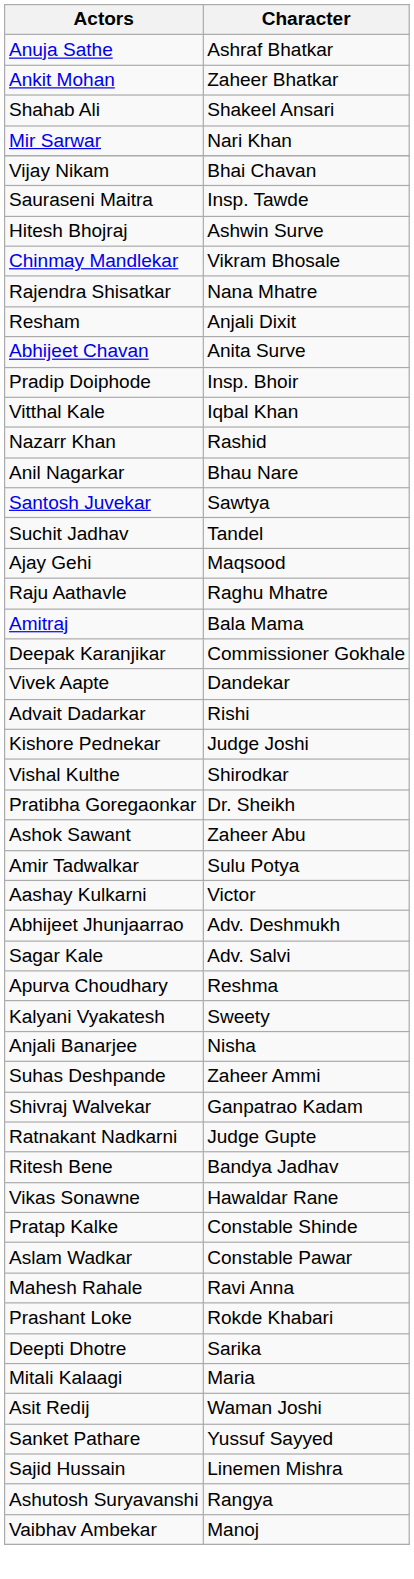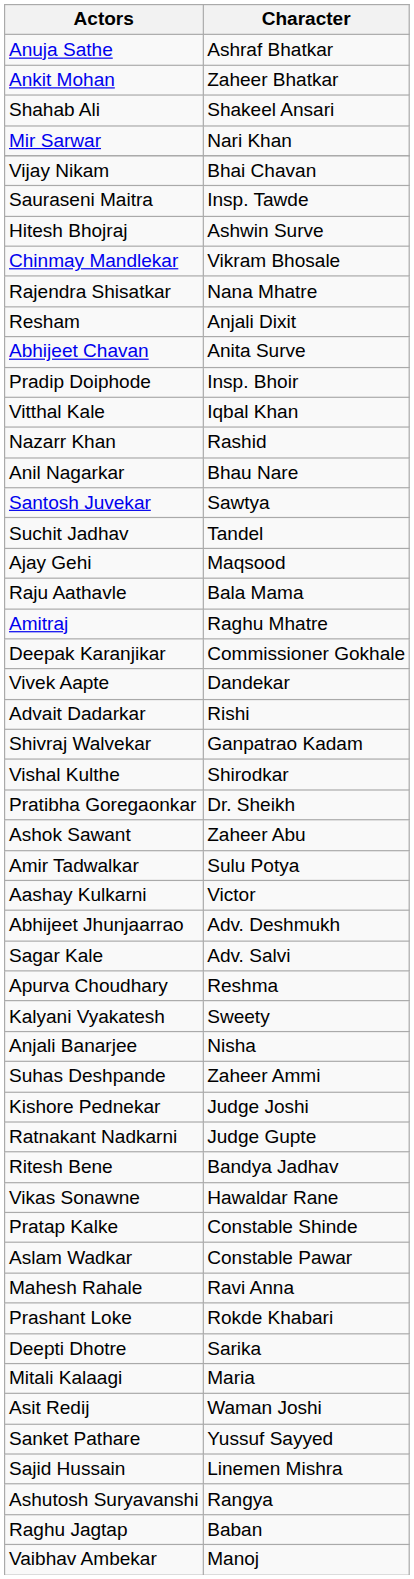(268, 593) Raghu Mhatre -> (255, 593) Bala Mama
(255, 623) Bala Mama -> (268, 623) Raghu Mhatre
rows swapped: (80, 1106) <-> (85, 744)
+ row: (68, 1529)
